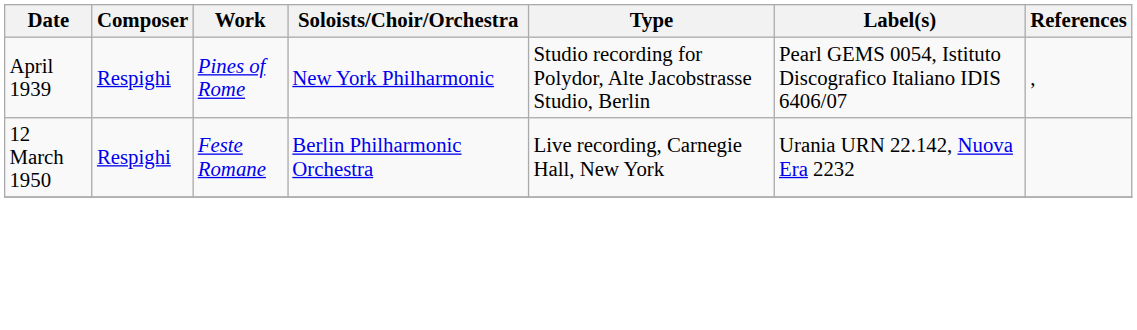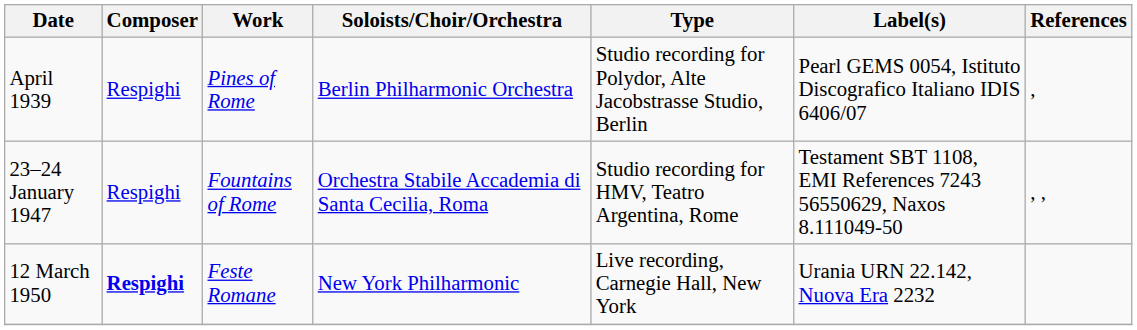(393, 77) New York Philharmonic -> (445, 89) Berlin Philharmonic Orchestra
+ row: (42, 192)
(134, 157) normal -> (145, 283) bold
(377, 157) Berlin Philharmonic Orchestra -> (419, 283) New York Philharmonic
